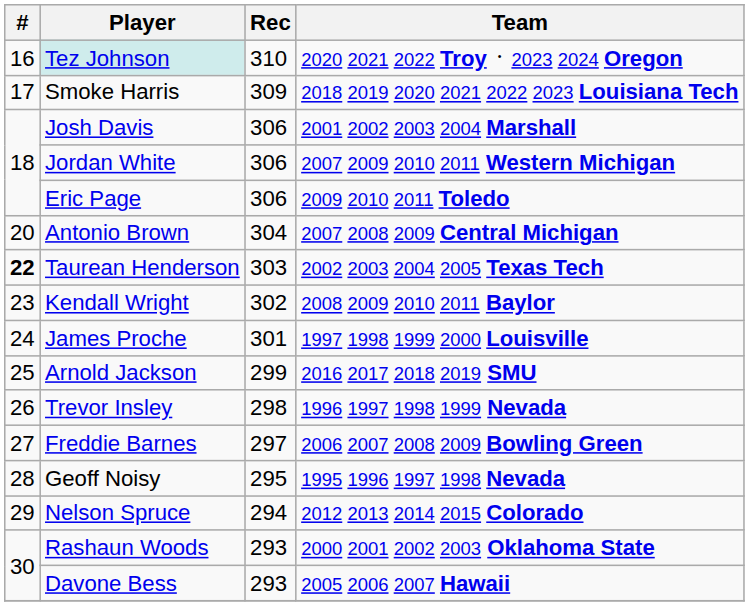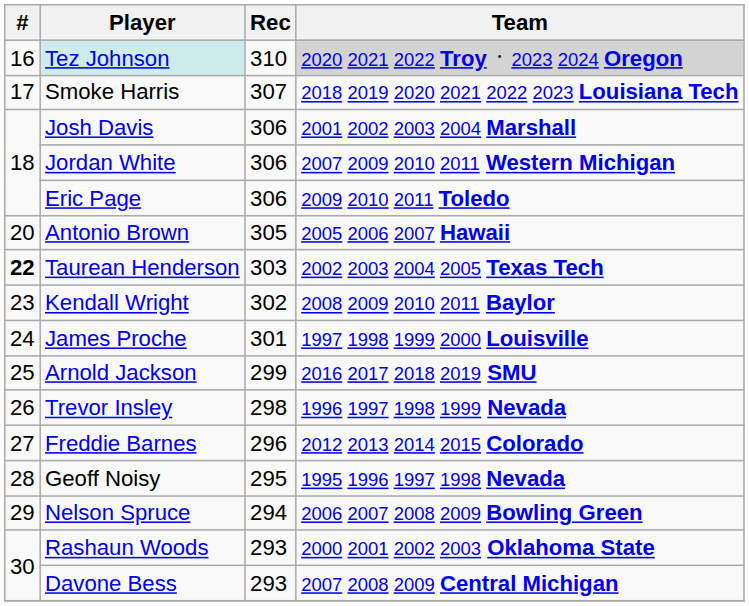(492, 58) no background -> (492, 58) lightgrey background
(269, 93) 309 -> (269, 93) 307
(269, 233) 304 -> (269, 233) 305
(460, 233) 2007 2008 2009 Central Michigan -> (406, 233) 2005 2006 2007 Hawaii
(269, 443) 297 -> (269, 443) 296
(472, 443) 2006 2007 2008 2009 Bowling Green -> (442, 443) 2012 2013 2014 2015 Colorado
(442, 513) 2012 2013 2014 2015 Colorado -> (472, 513) 2006 2007 2008 2009 Bowling Green
(406, 583) 2005 2006 2007 Hawaii -> (460, 583) 2007 2008 2009 Central Michigan
